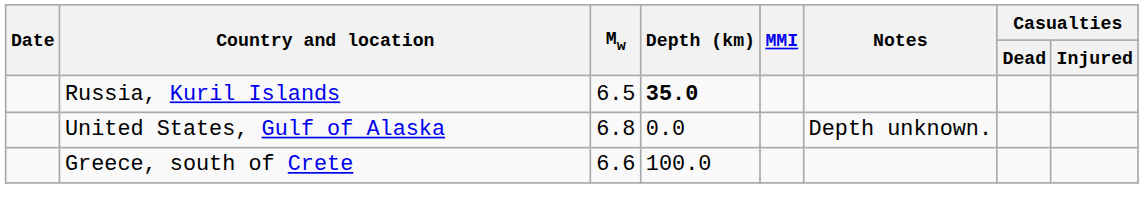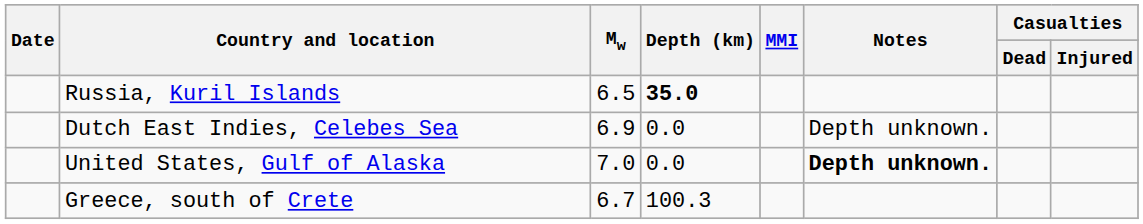+ row: (262, 129)
(616, 129) 6.8 -> (616, 165) 7.0
(900, 129) normal -> (900, 165) bold
(616, 165) 6.6 -> (616, 201) 6.7
(679, 165) 100.0 -> (679, 201) 100.3
